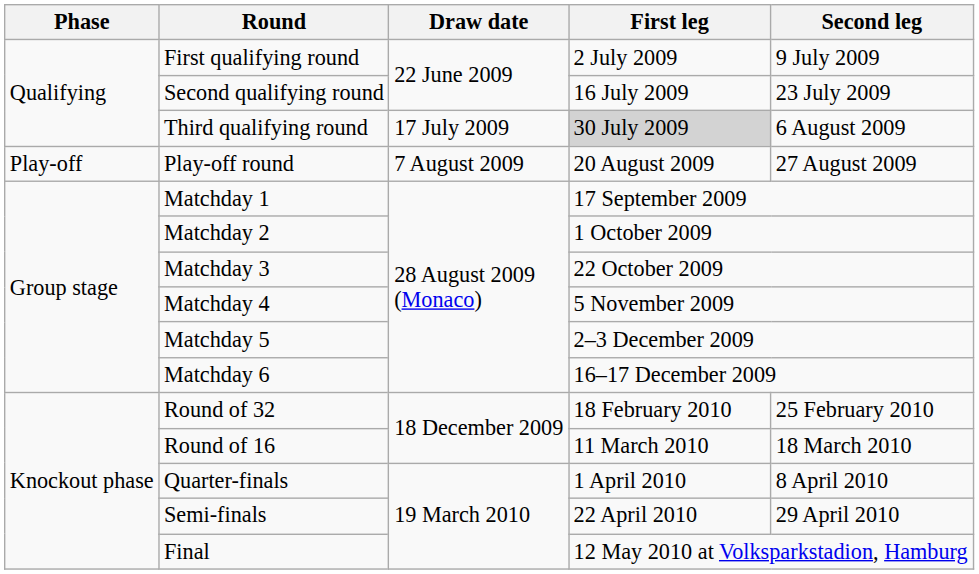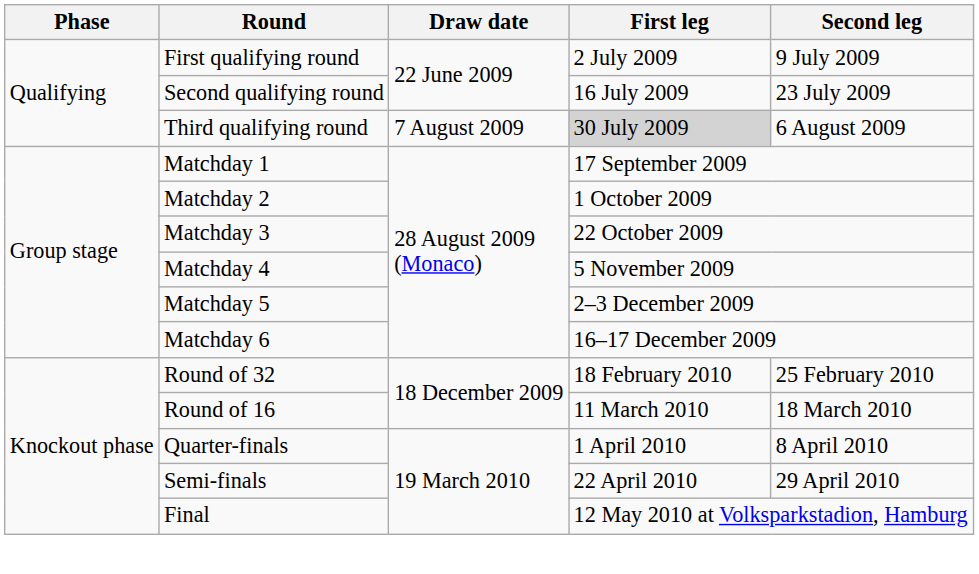(452, 127) 17 July 2009 -> (459, 127) 7 August 2009
- row: (229, 163)
